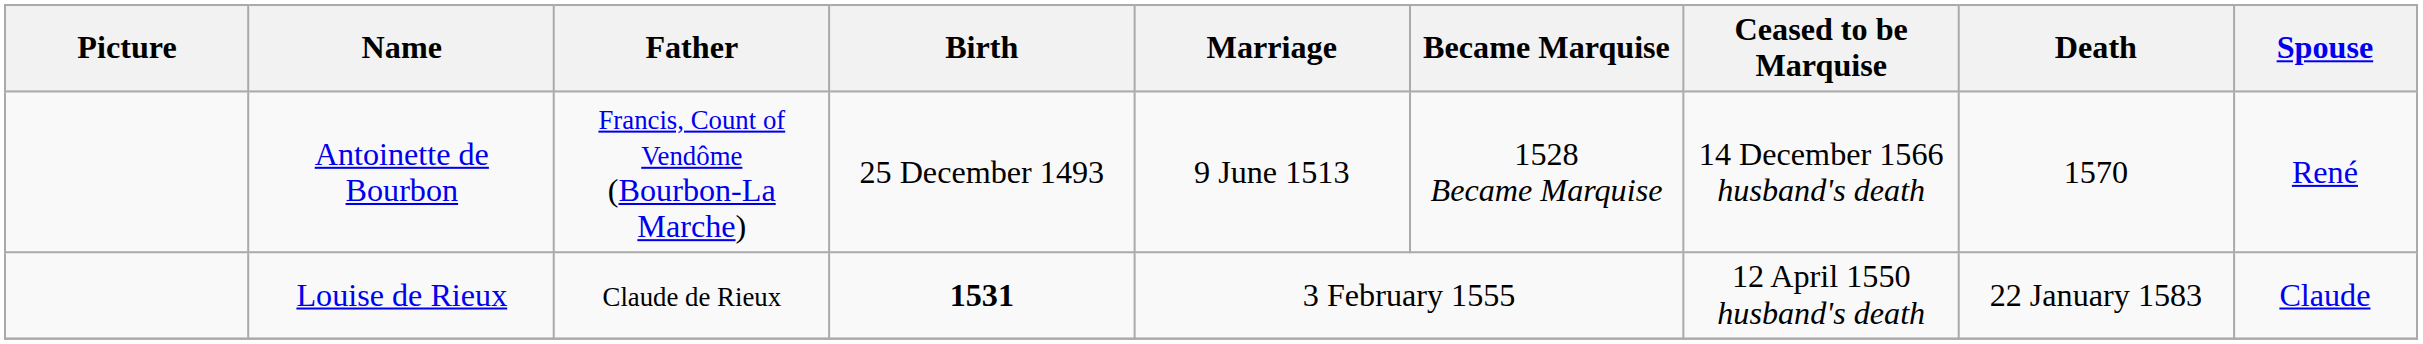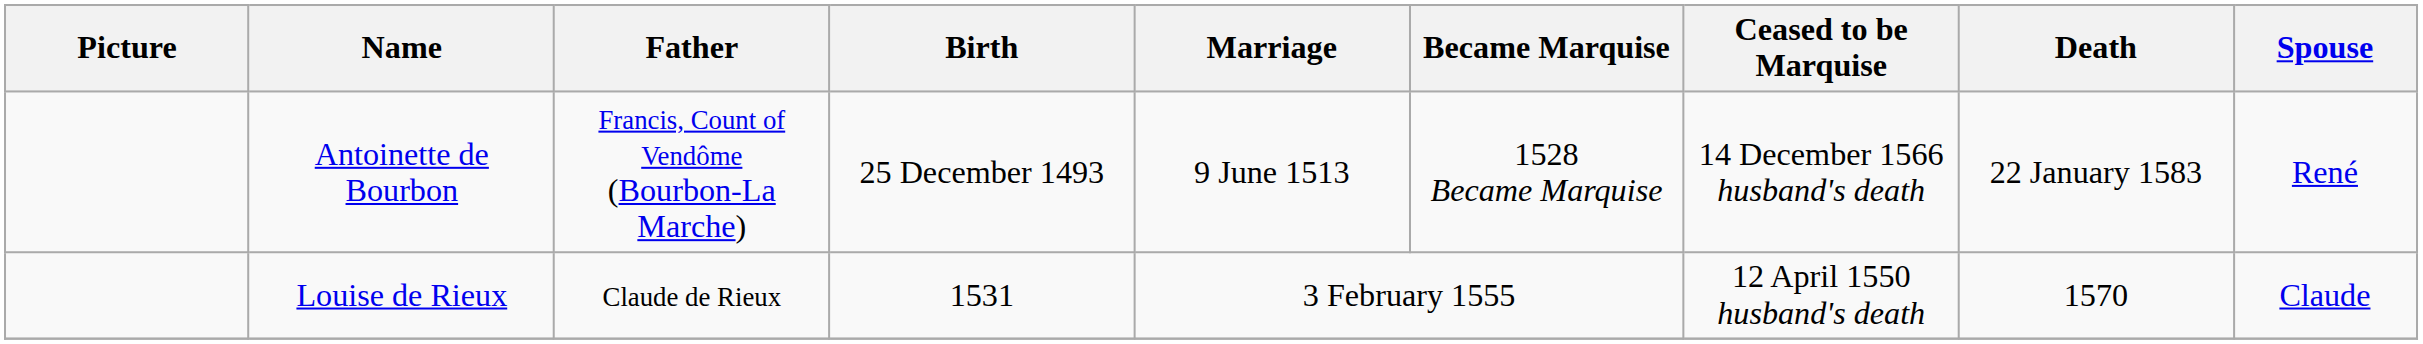(2096, 171) 1570 -> (2096, 171) 22 January 1583
(982, 294) bold -> (982, 294) normal
(2096, 294) 22 January 1583 -> (2096, 294) 1570
